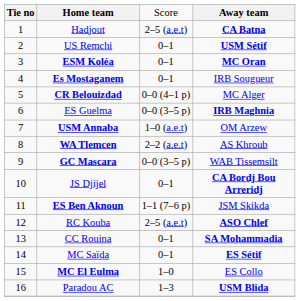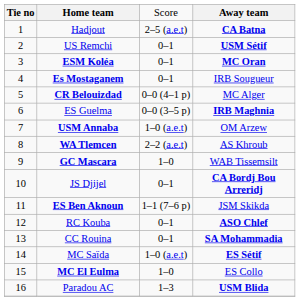(166, 161) 0–0 (3–5 p) -> (166, 161) 1–0
(166, 222) 2–5 (a.e.t) -> (166, 222) 0–1
(166, 255) 0–1 -> (166, 255) 1–0 (a.e.t)
